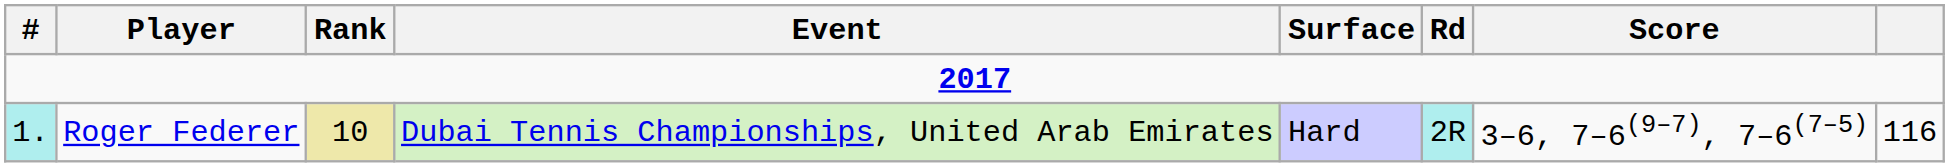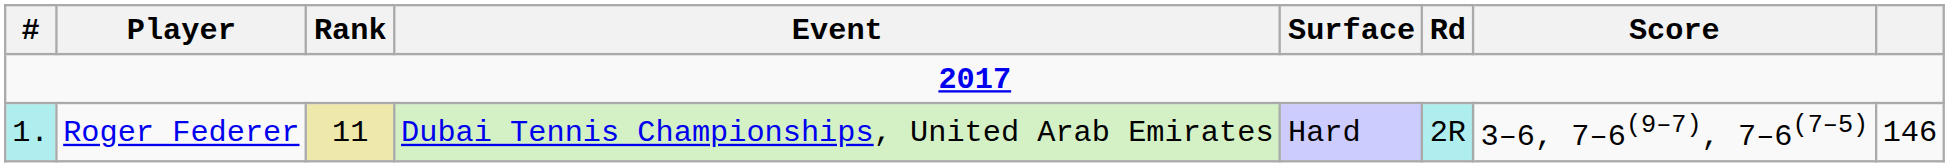(350, 132) 10 -> (350, 132) 11
(1910, 132) 116 -> (1910, 132) 146
